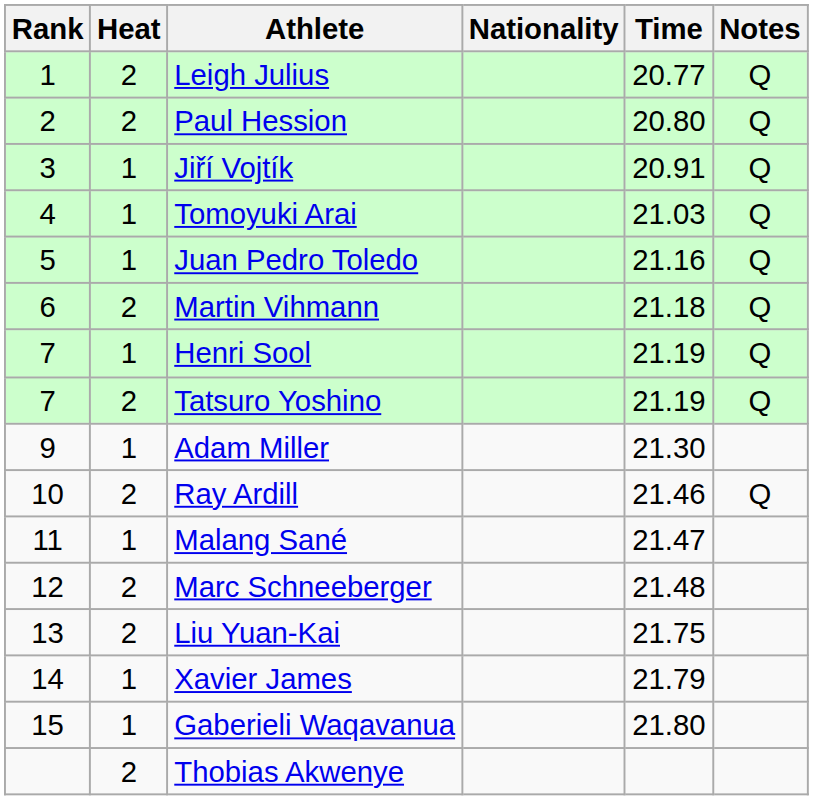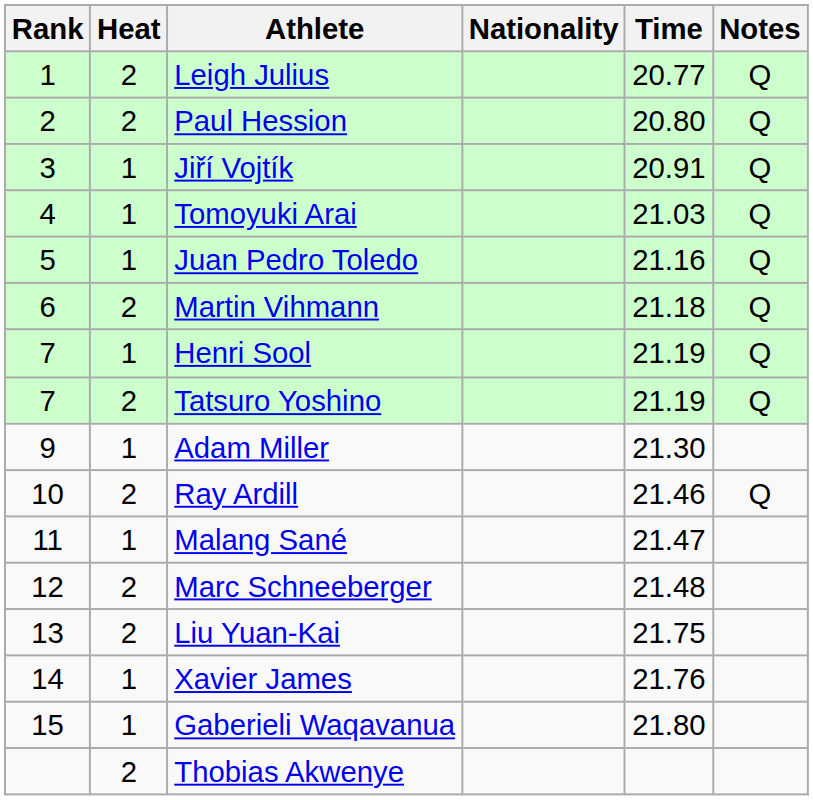(669, 679) 21.79 -> (669, 679) 21.76
